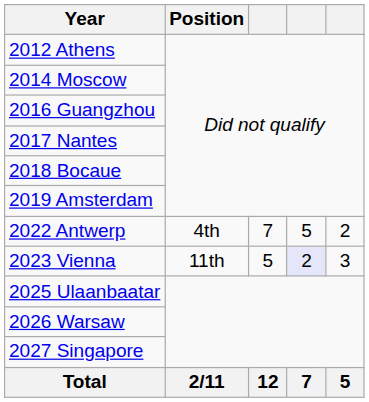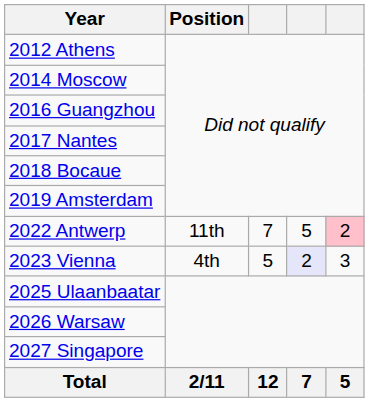(207, 230) 4th -> (207, 230) 11th
(345, 230) no background -> (345, 230) pink background
(207, 261) 11th -> (207, 261) 4th
